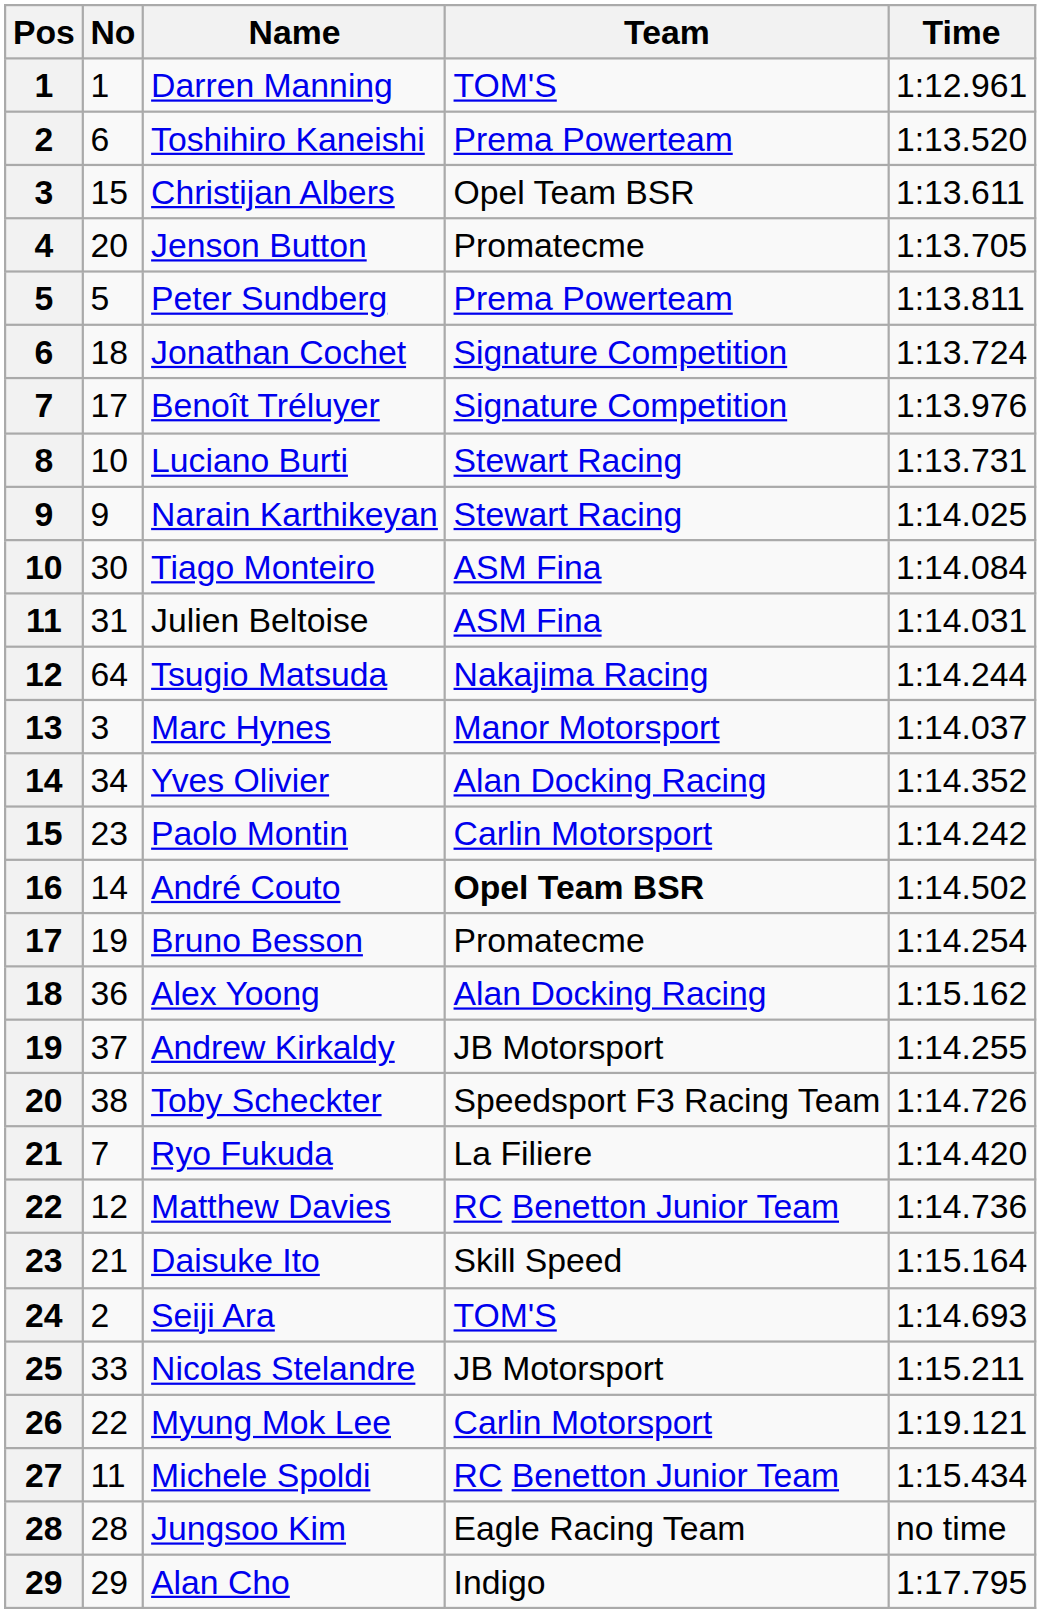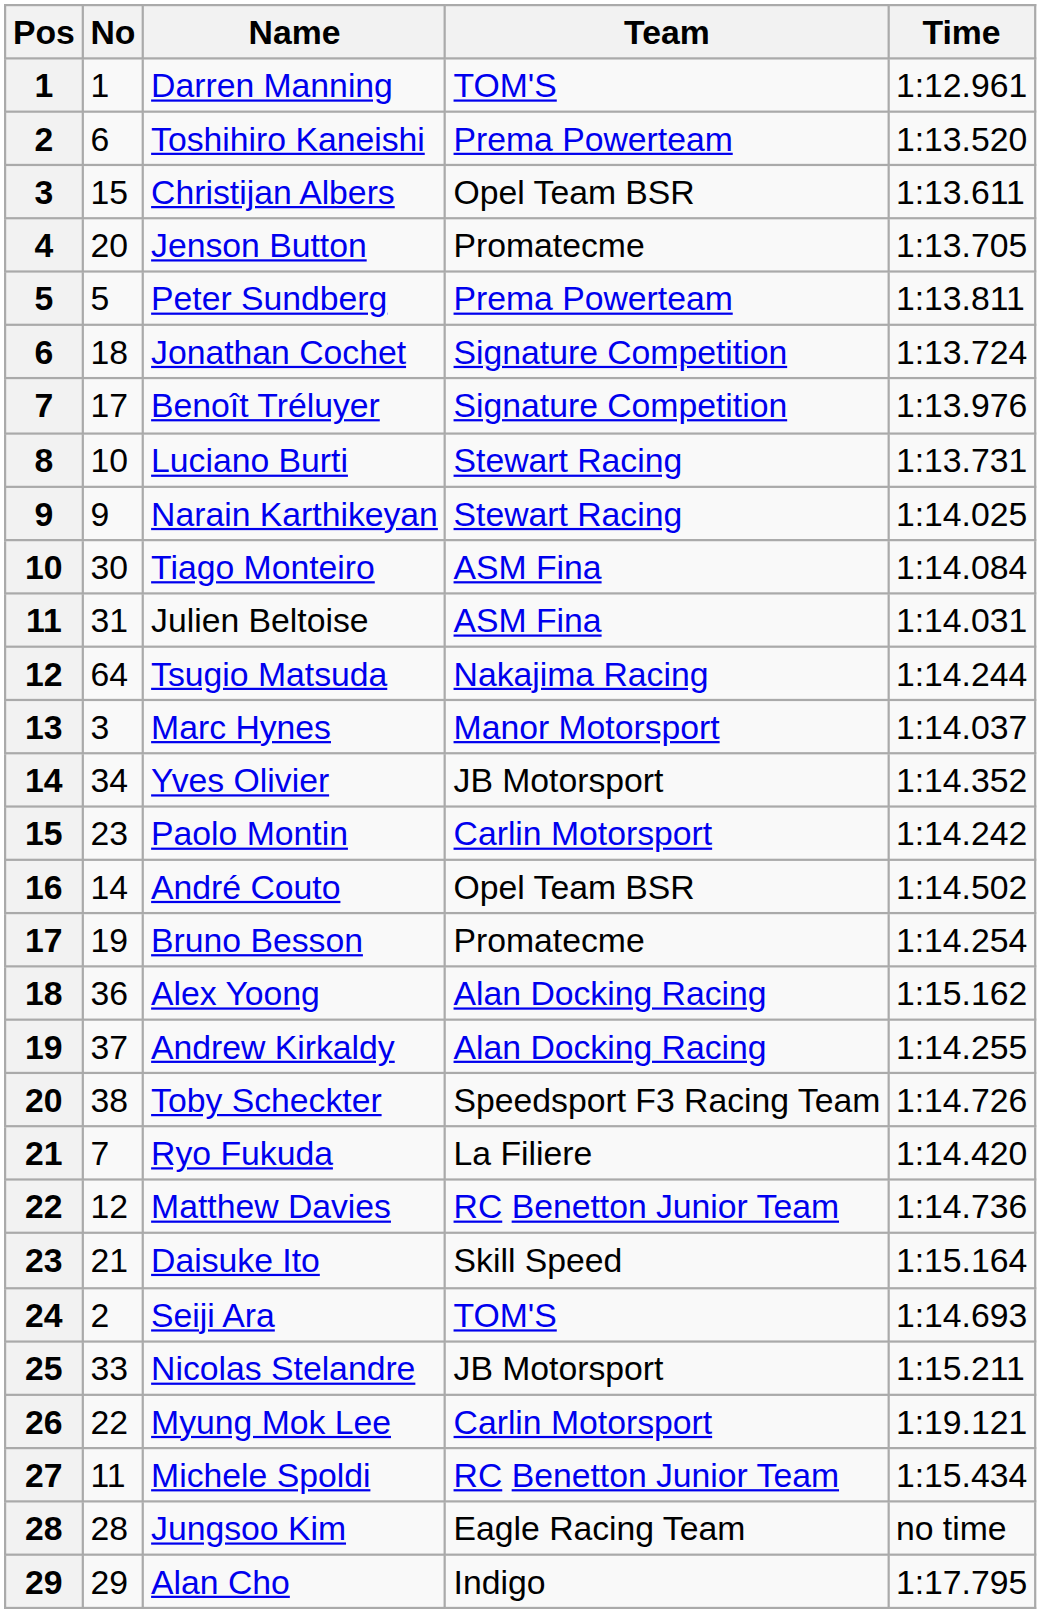(610, 780) Alan Docking Racing -> (558, 780) JB Motorsport
(579, 887) bold -> (574, 887) normal
(558, 1047) JB Motorsport -> (610, 1047) Alan Docking Racing
